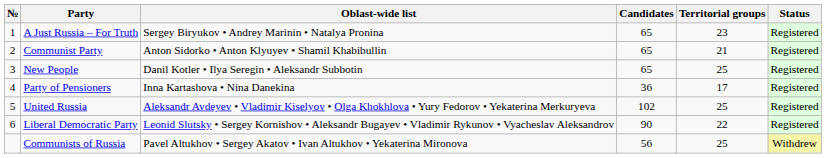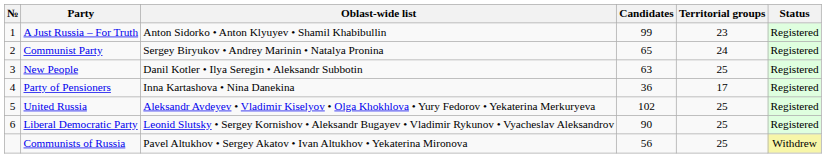(263, 32) Sergey Biryukov • Andrey Marinin • Natalya Pronina -> (265, 32) Anton Sidorko • Anton Klyuyev • Shamil Khabibullin
(646, 32) 65 -> (646, 32) 99
(265, 51) Anton Sidorko • Anton Klyuyev • Shamil Khabibullin -> (263, 51) Sergey Biryukov • Andrey Marinin • Natalya Pronina
(722, 51) 21 -> (722, 51) 24
(646, 69) 65 -> (646, 69) 63
(722, 125) 22 -> (722, 125) 25
